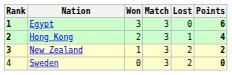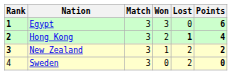columns swapped: (157, 11) <-> (134, 11)
(190, 37) normal -> (190, 37) bold
